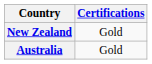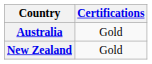rows swapped: (39, 50) <-> (39, 31)
